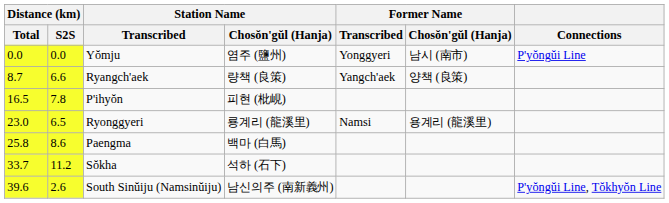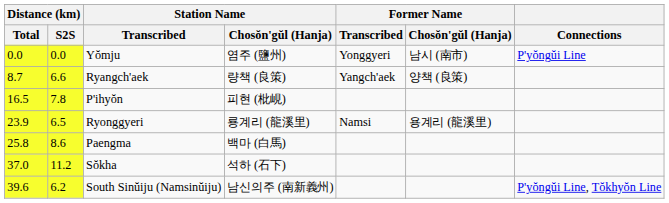(18, 121) 23.0 -> (18, 121) 23.9
(18, 165) 33.7 -> (18, 165) 37.0
(58, 187) 2.6 -> (58, 187) 6.2
